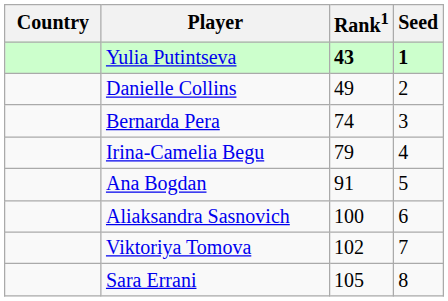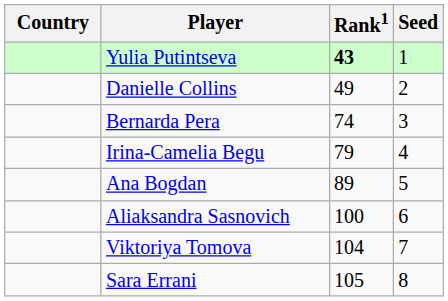(403, 57) bold -> (403, 57) normal
(344, 184) 91 -> (344, 184) 89
(349, 247) 102 -> (349, 247) 104
